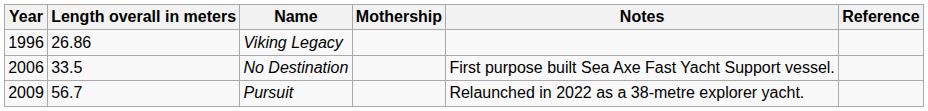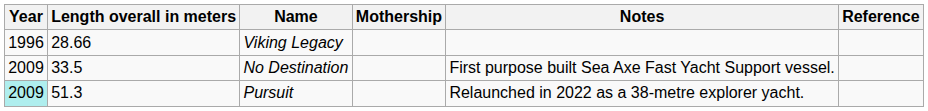(71, 42) 26.86 -> (71, 42) 28.66
(26, 67) 2006 -> (26, 67) 2009
(26, 93) no background -> (26, 93) paleturquoise background
(67, 93) 56.7 -> (67, 93) 51.3
